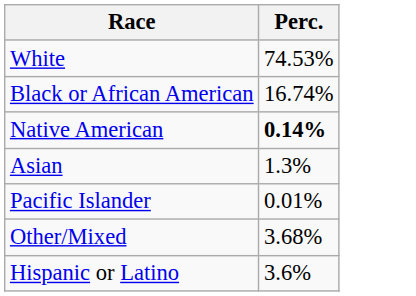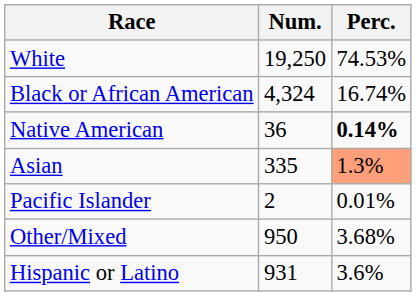+ column: (295, 22)
(287, 165) no background -> (360, 165) lightsalmon background
